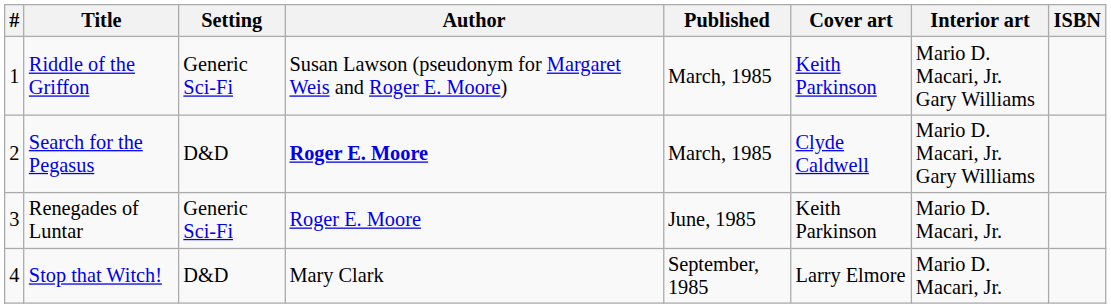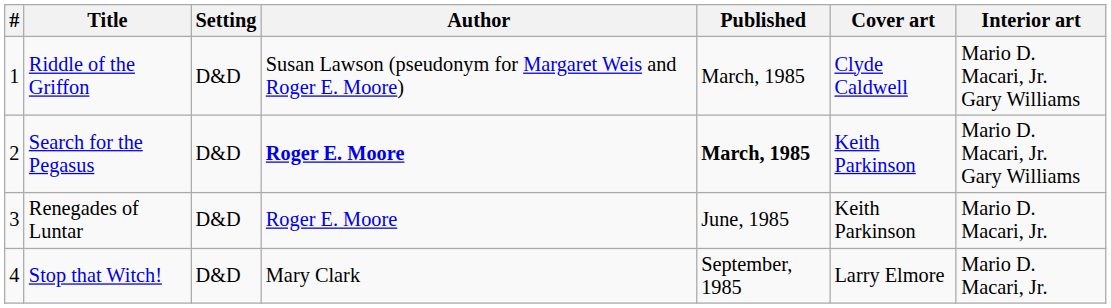- column: (1077, 20)
(216, 75) Generic Sci-Fi -> (218, 75) D&D
(836, 75) Keith Parkinson -> (871, 75) Clyde Caldwell
(720, 153) normal -> (756, 153) bold
(832, 153) Clyde Caldwell -> (875, 153) Keith Parkinson
(216, 220) Generic Sci-Fi -> (218, 220) D&D
